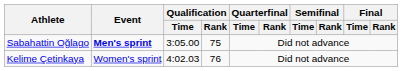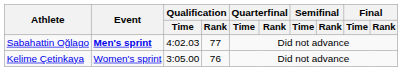(183, 43) 3:05.00 -> (183, 43) 4:02.03
(215, 43) 75 -> (215, 43) 77
(183, 59) 4:02.03 -> (183, 59) 3:05.00
